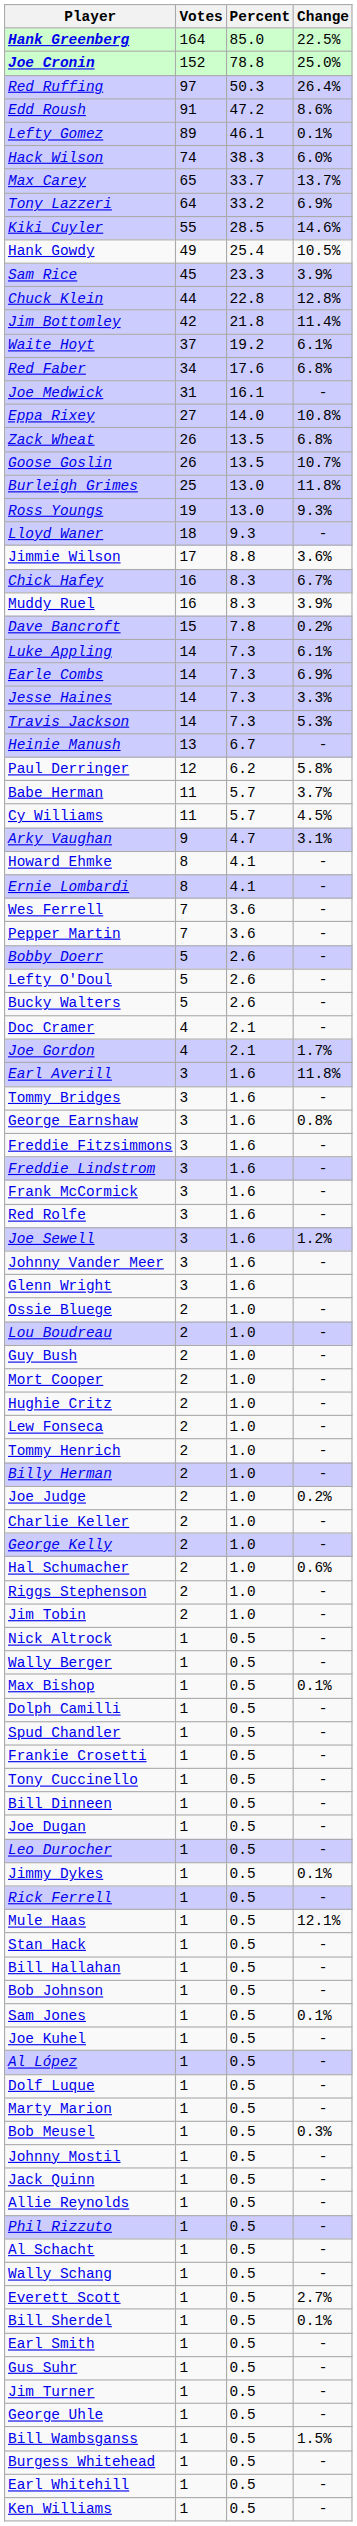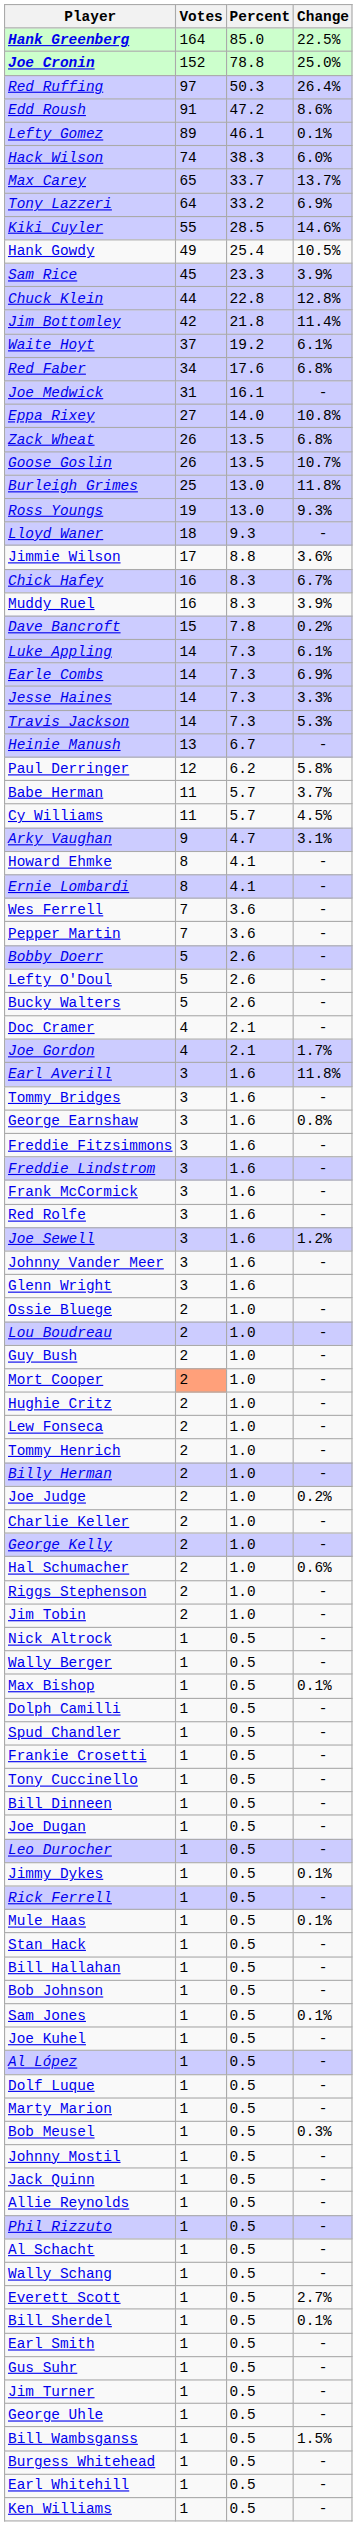(184, 1380) no background -> (184, 1380) lightsalmon background
(319, 1921) 12.1% -> (314, 1921) 0.1%
